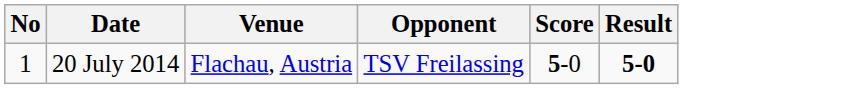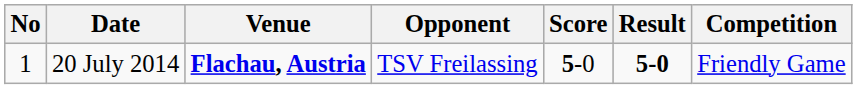+ column: (771, 24)
(271, 63) normal -> (278, 63) bold
